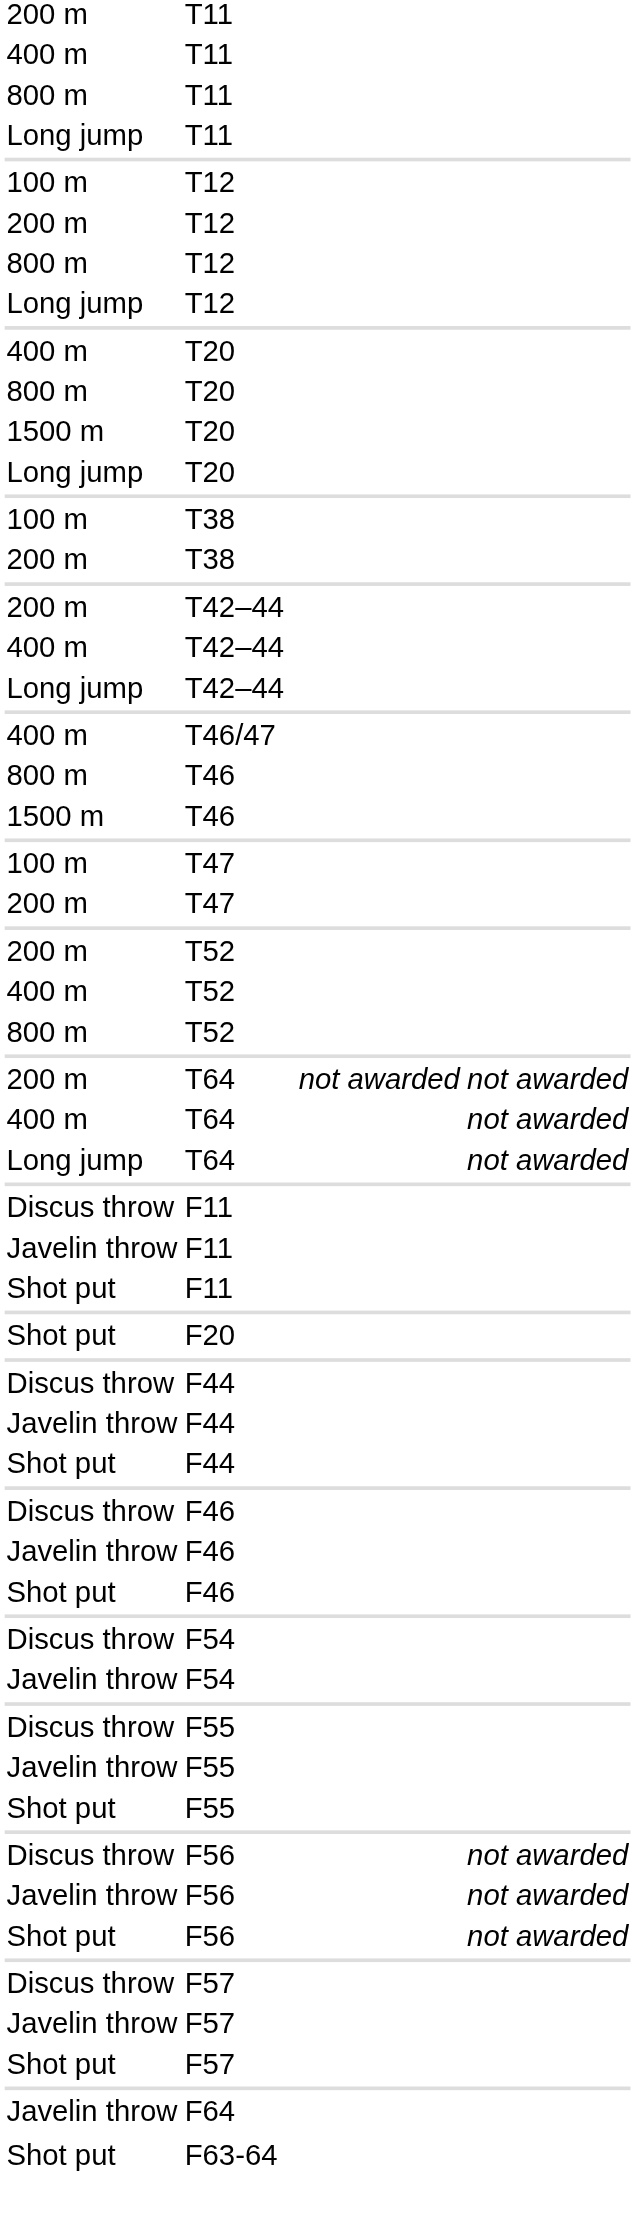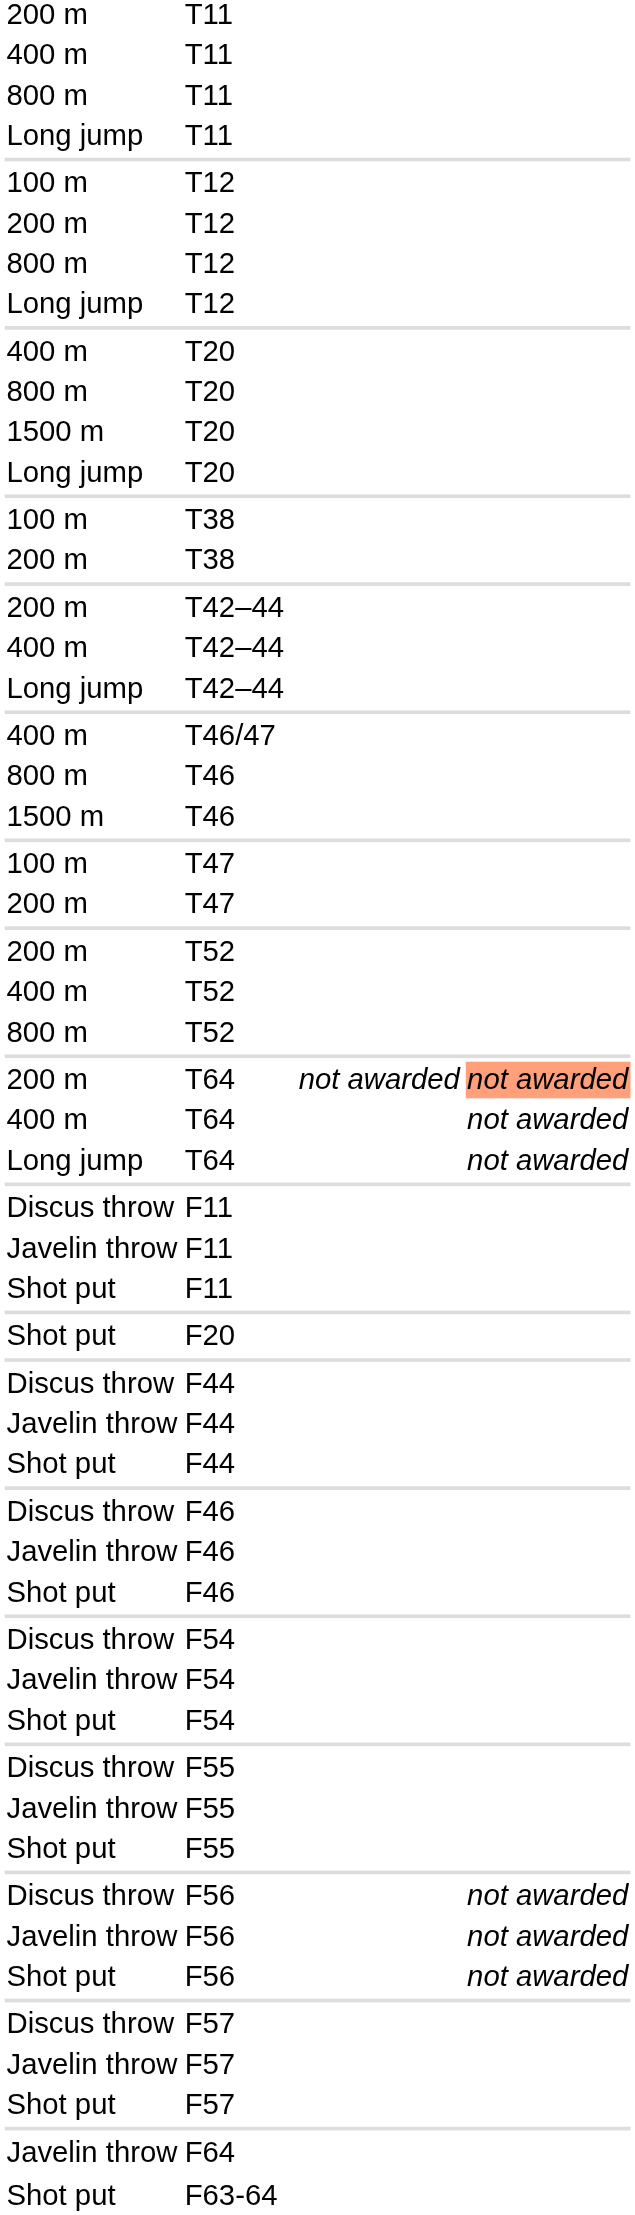(548, 1079) no background -> (548, 1079) lightsalmon background
+ row: (61, 1720)
